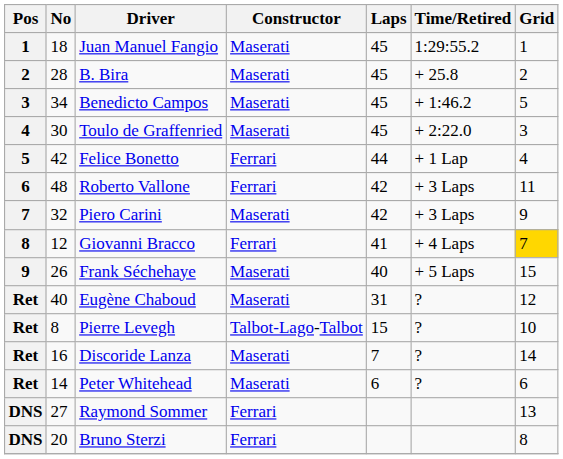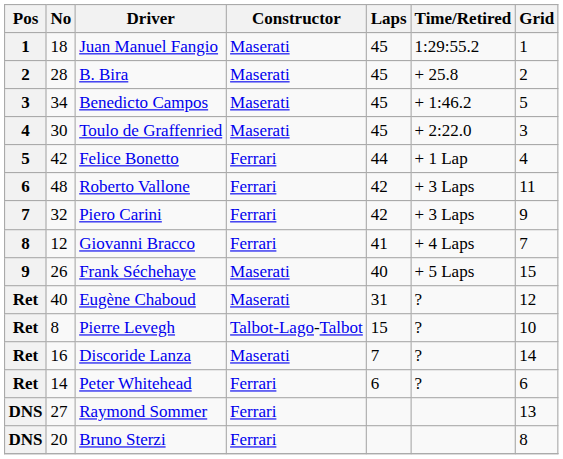(260, 215) Maserati -> (253, 215) Ferrari
(523, 243) gold background -> (523, 243) no background
(260, 383) Maserati -> (253, 383) Ferrari
